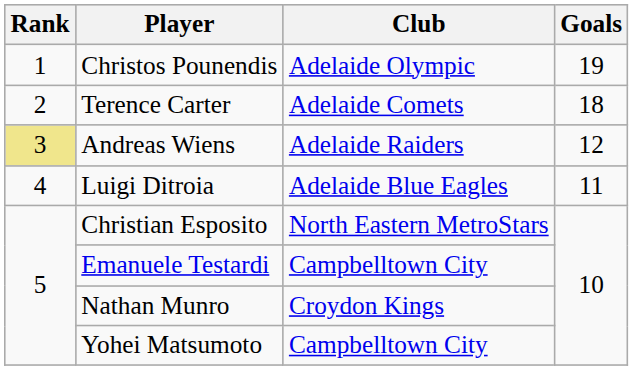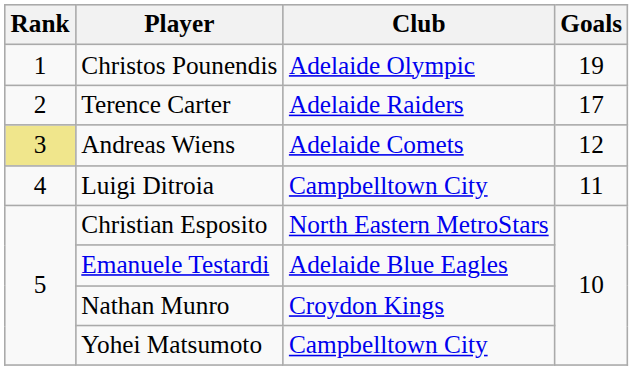(376, 104) Adelaide Comets -> (376, 104) Adelaide Raiders
(591, 104) 18 -> (591, 104) 17
(376, 144) Adelaide Raiders -> (376, 144) Adelaide Comets
(398, 184) Adelaide Blue Eagles -> (388, 184) Campbelltown City
(388, 265) Campbelltown City -> (398, 265) Adelaide Blue Eagles
